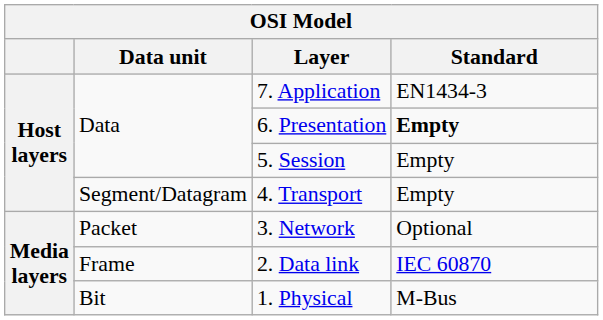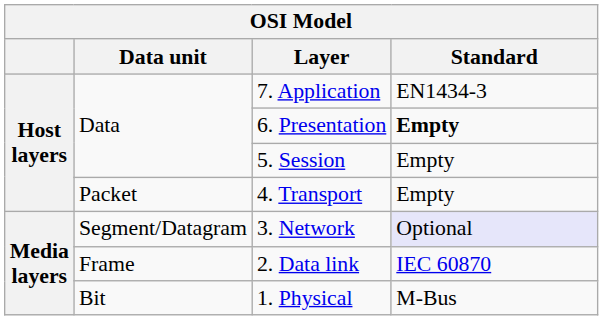(163, 194) Segment/Datagram -> (108, 194) Packet
(108, 228) Packet -> (163, 228) Segment/Datagram
(434, 228) no background -> (434, 228) lavender background
